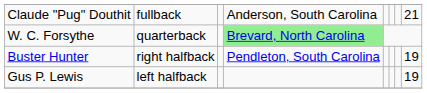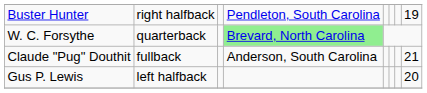rows swapped: (69, 14) <-> (48, 56)
(411, 77) 19 -> (411, 77) 20
